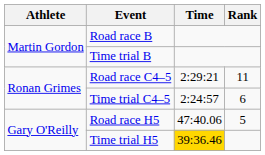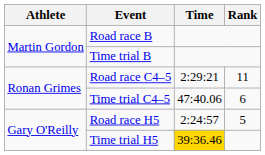(200, 98) 2:24:57 -> (200, 98) 47:40.06
(200, 119) 47:40.06 -> (200, 119) 2:24:57
